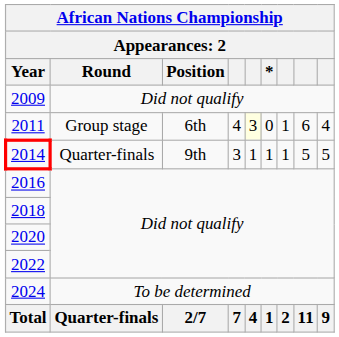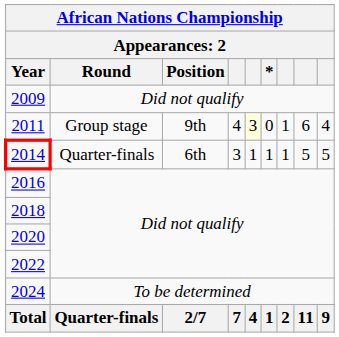(195, 126) 6th -> (195, 126) 9th
(195, 154) 9th -> (195, 154) 6th
